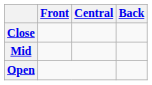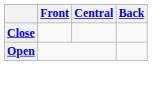- row: (21, 51)
